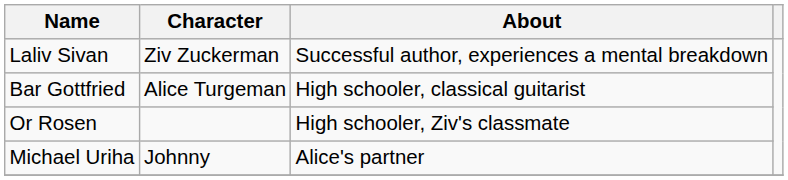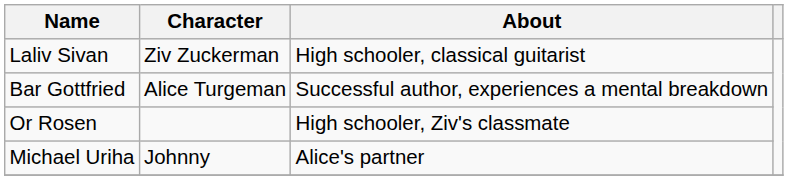(532, 55) Successful author, experiences a mental breakdown -> (440, 55) High schooler, classical guitarist
(440, 90) High schooler, classical guitarist -> (532, 90) Successful author, experiences a mental breakdown
